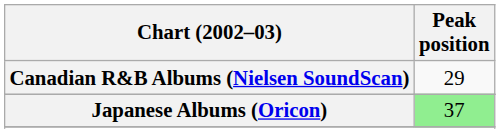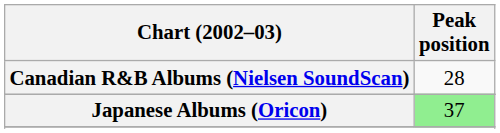(454, 77) 29 -> (454, 77) 28
